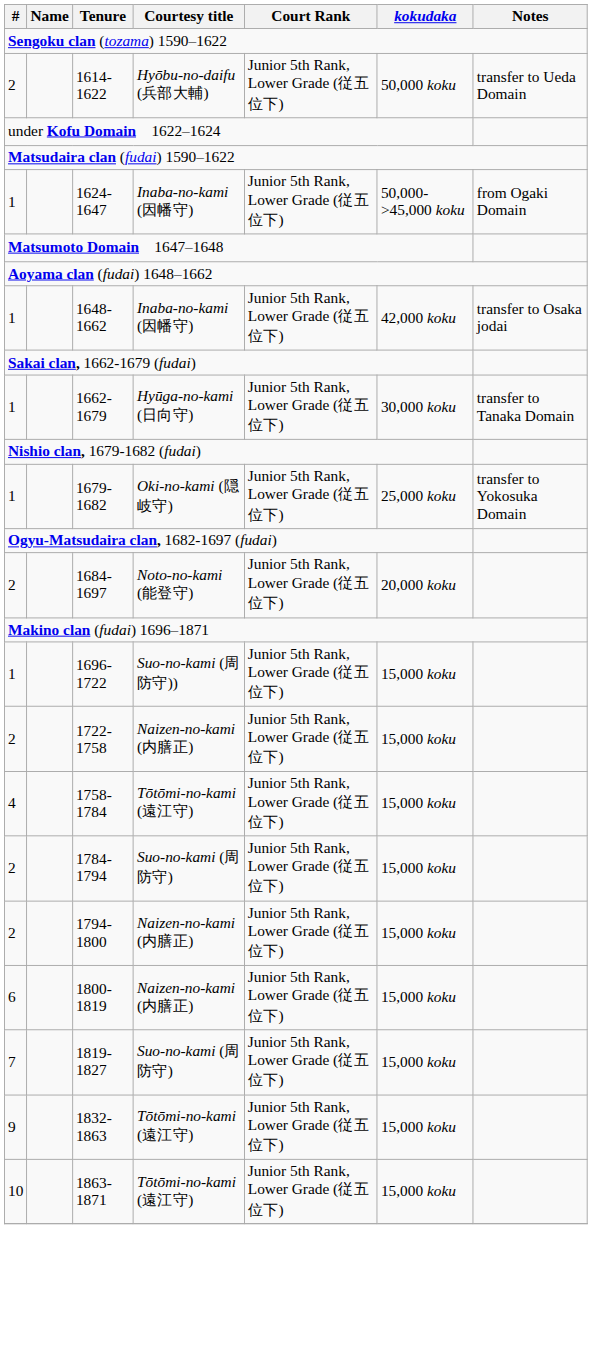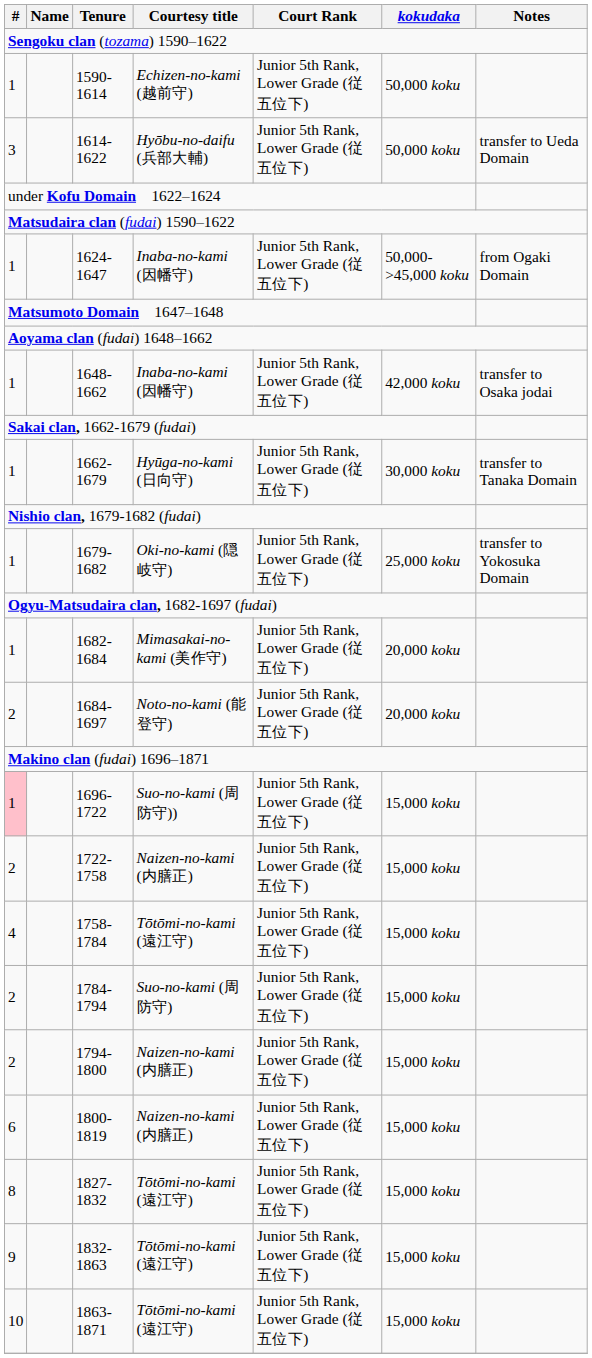+ row: (94, 85)
(12, 85) 2 -> (12, 150) 3
+ row: (94, 649)
(12, 674) no background -> (12, 803) pink background
- row: (94, 1062)
+ row: (94, 1191)
